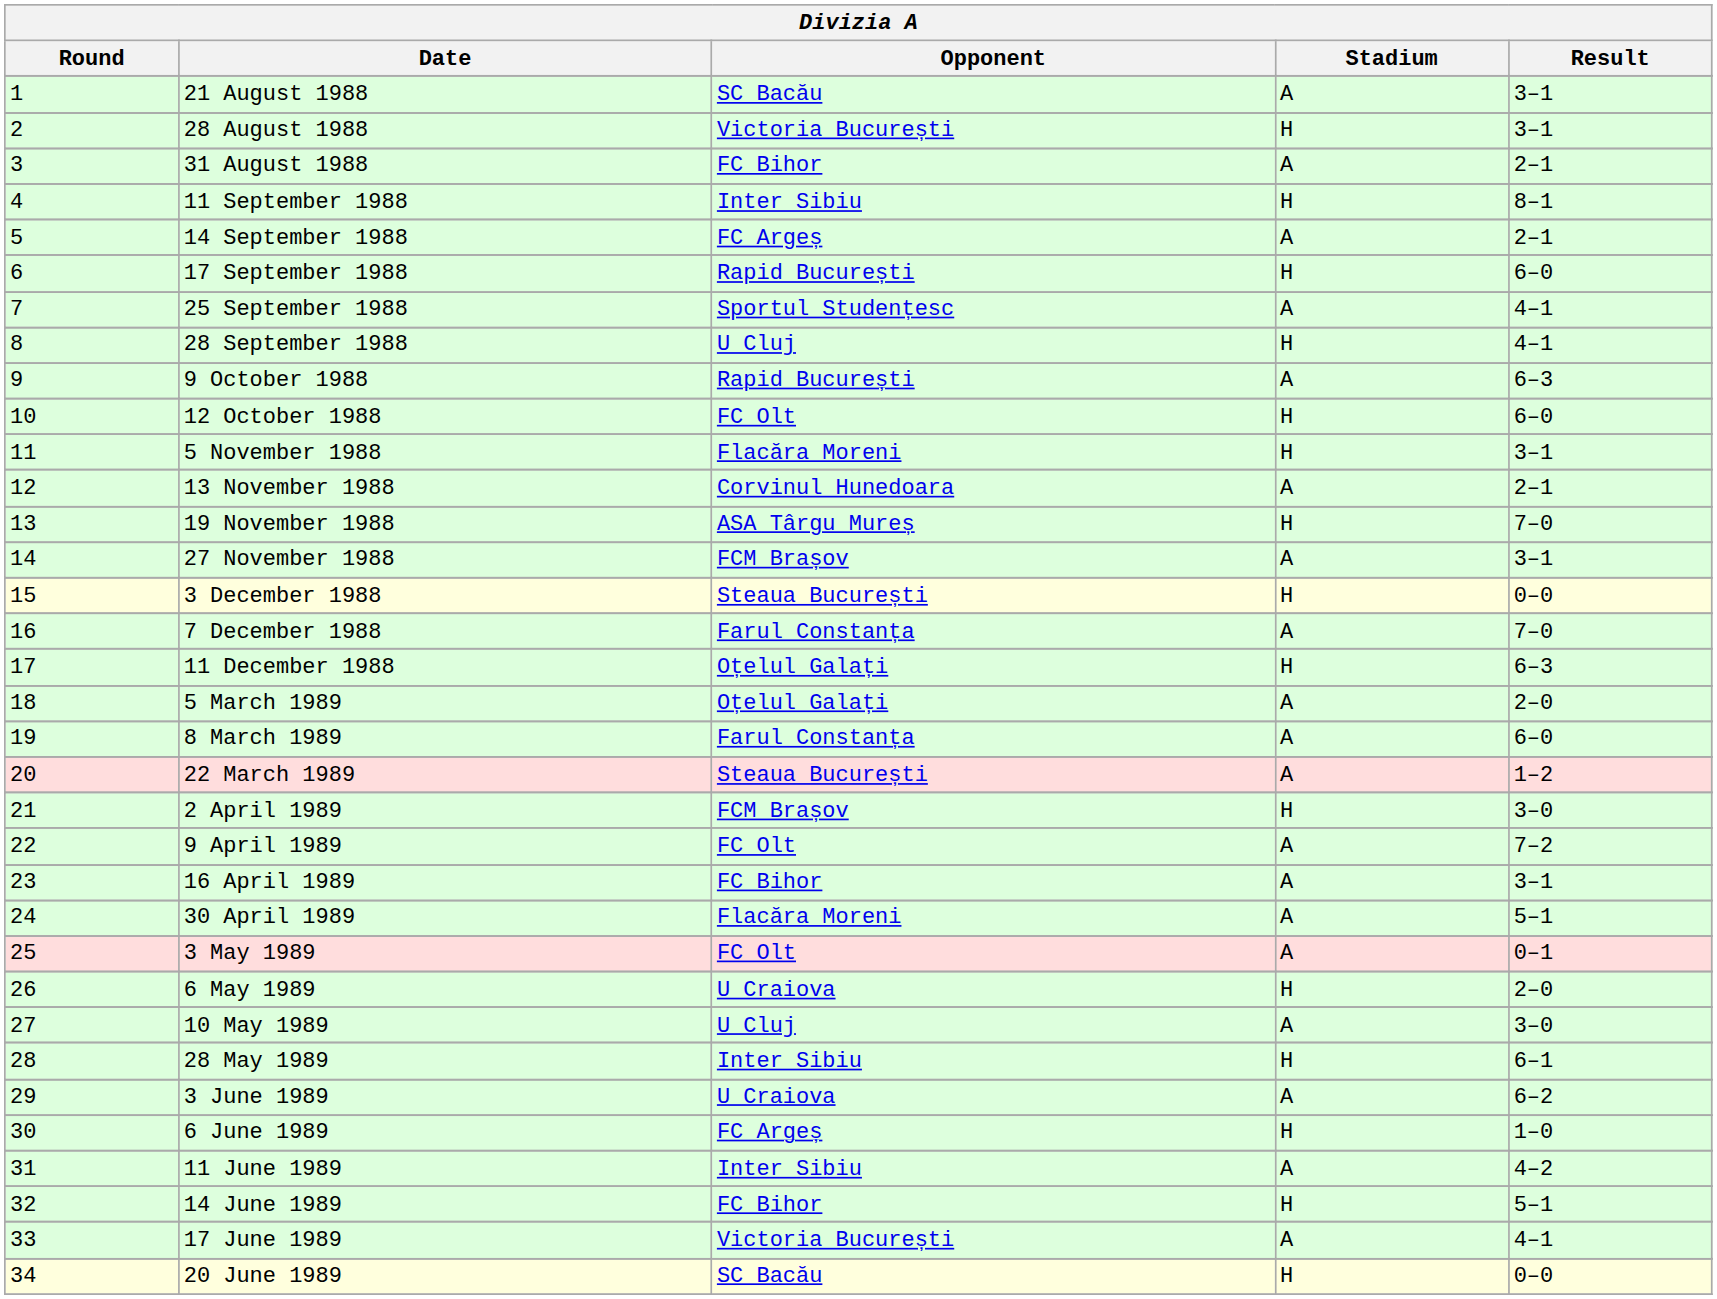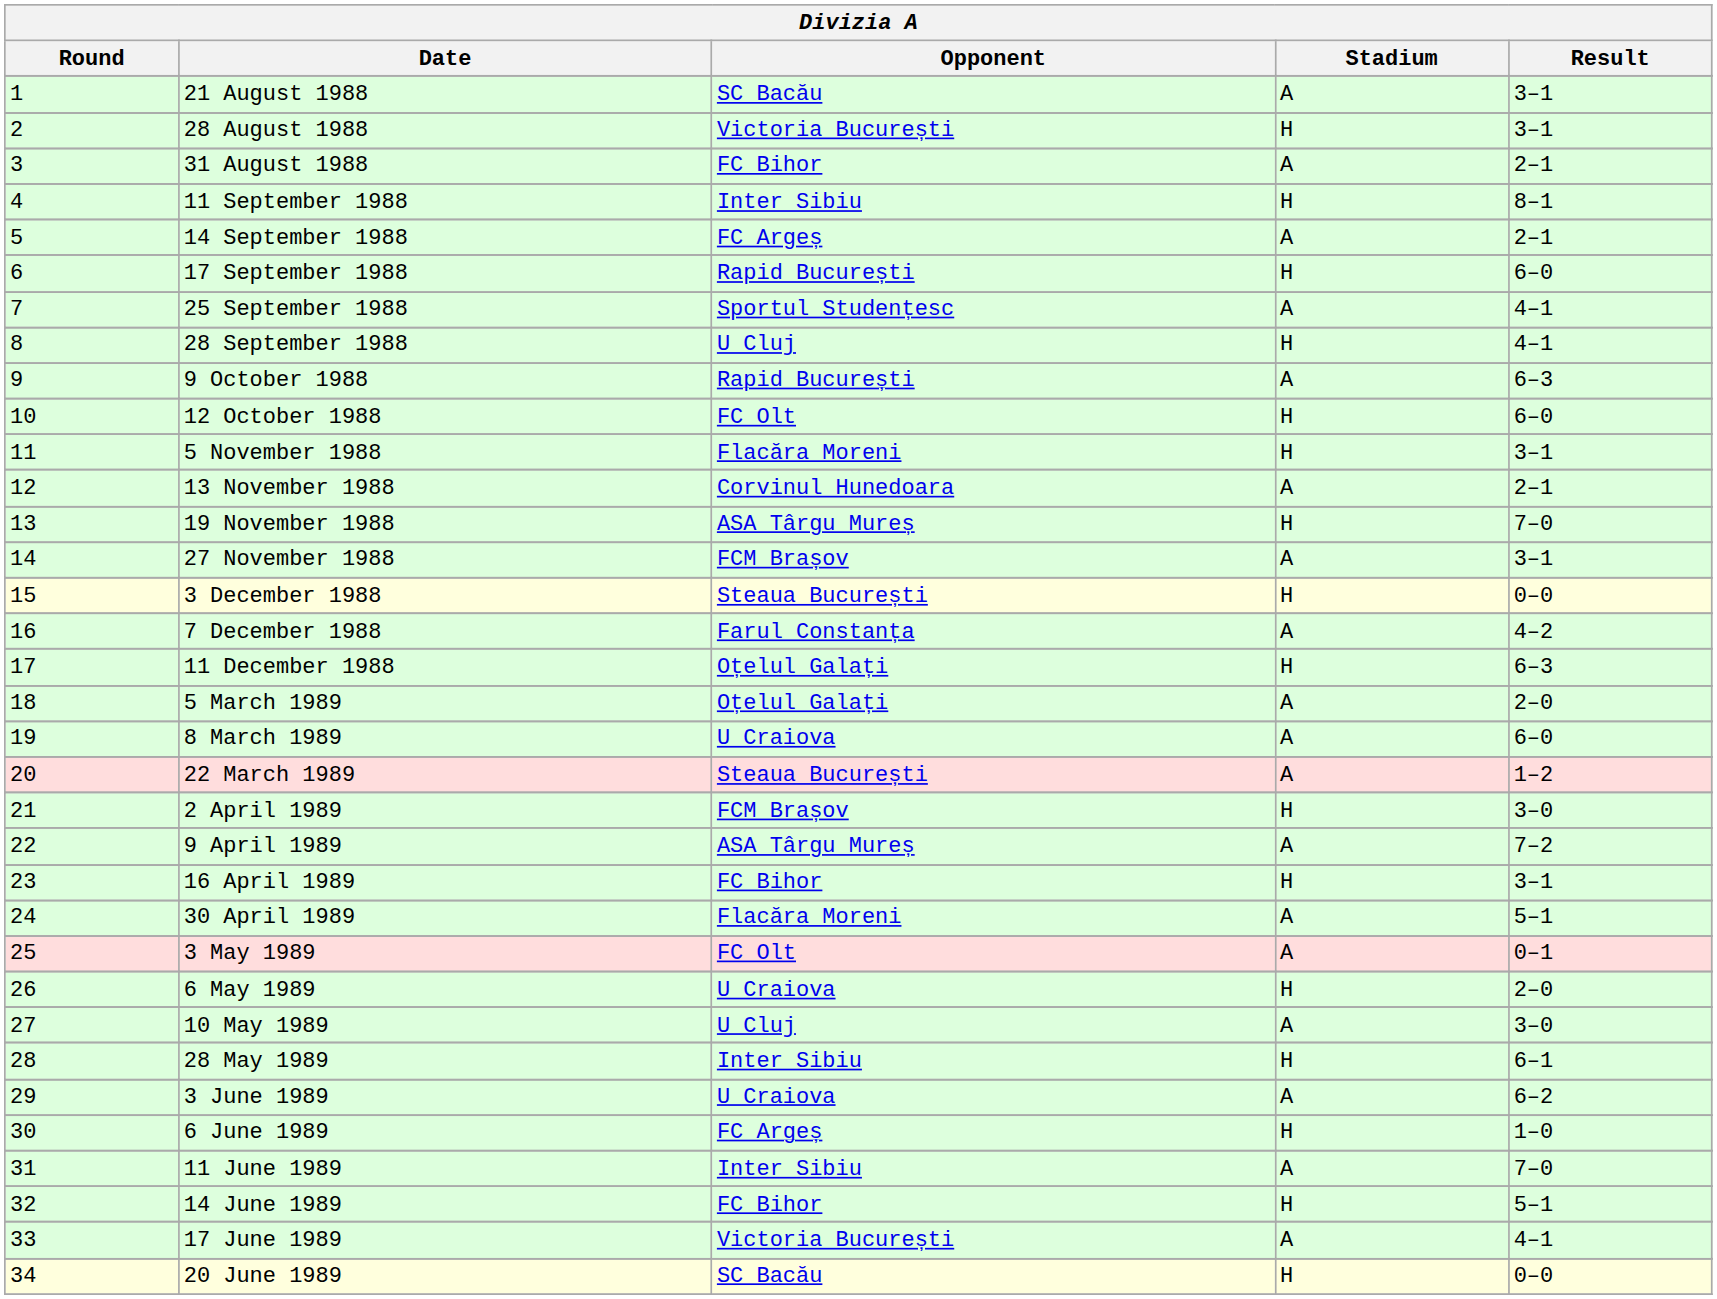(1533, 631) 7–0 -> (1533, 631) 4–2
(816, 739) Farul Constanța -> (776, 739) U Craiova
(756, 846) FC Olt -> (816, 846) ASA Târgu Mureș
(1287, 882) A -> (1287, 882) H
(1533, 1169) 4–2 -> (1533, 1169) 7–0
